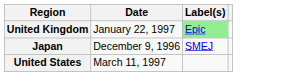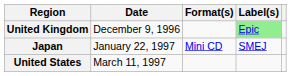+ column: (209, 12)
(134, 29) January 22, 1997 -> (137, 29) December 9, 1996
(137, 46) December 9, 1996 -> (134, 46) January 22, 1997
